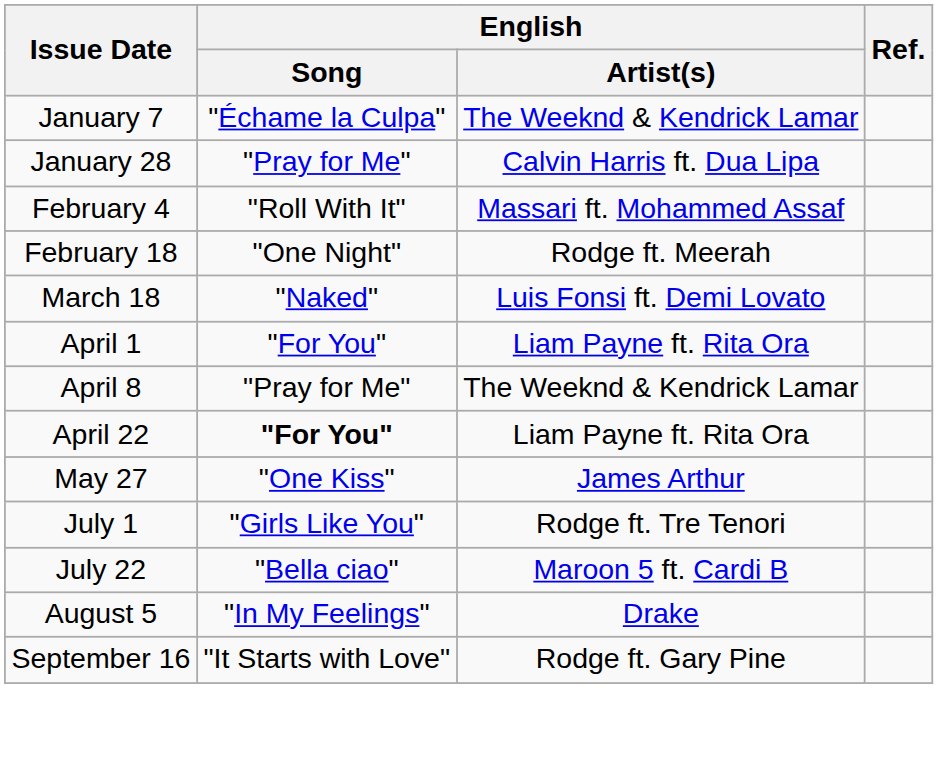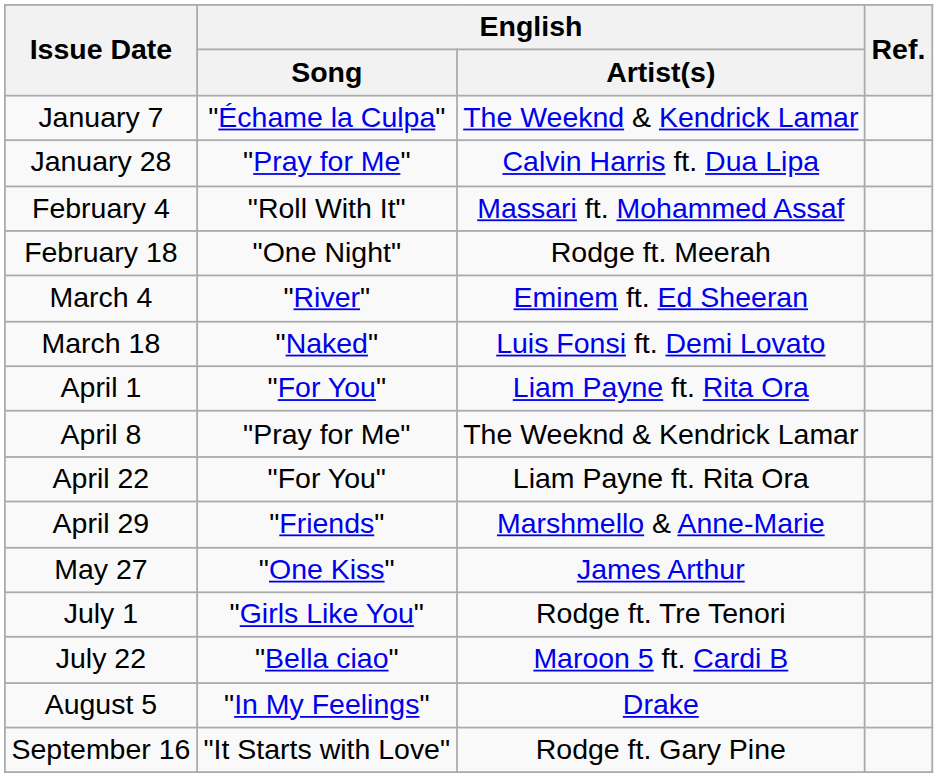+ row: (101, 298)
(327, 433) bold -> (327, 478) normal
+ row: (101, 523)
